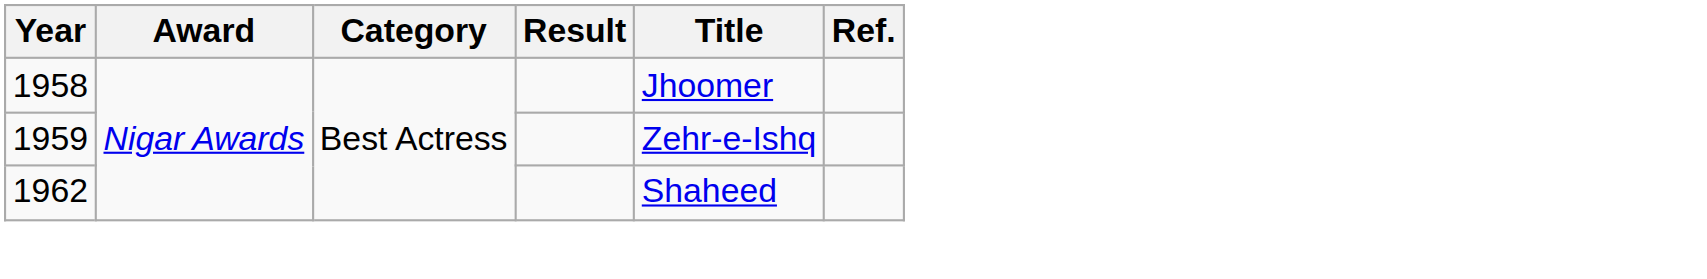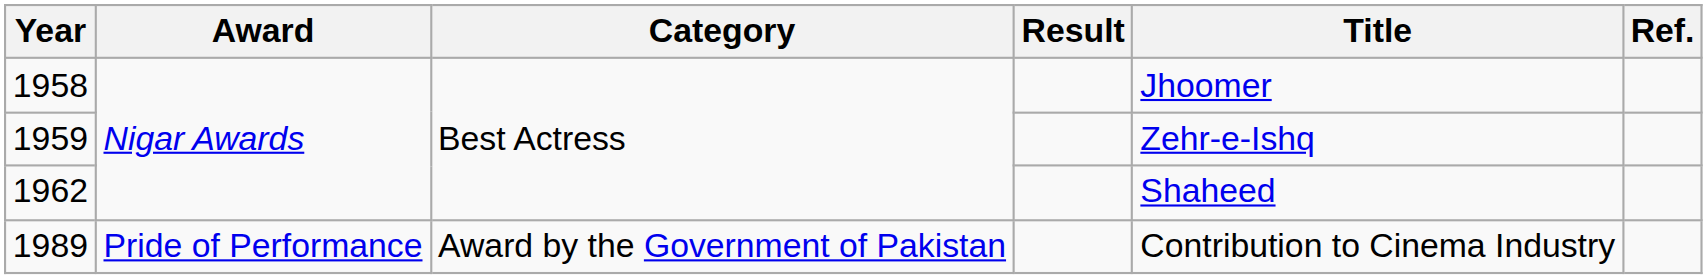+ row: (50, 245)
